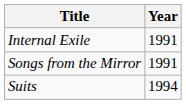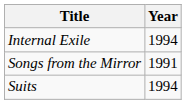(163, 39) 1991 -> (163, 39) 1994
